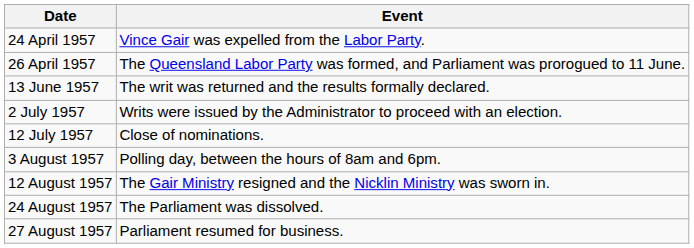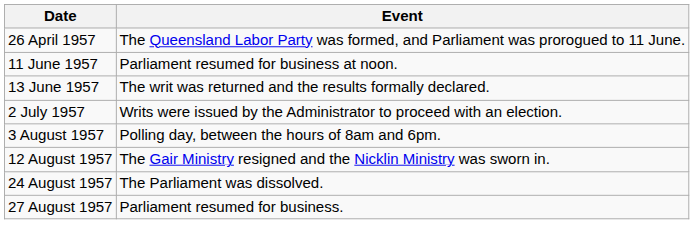- row: (52, 40)
+ row: (53, 64)
- row: (51, 135)
